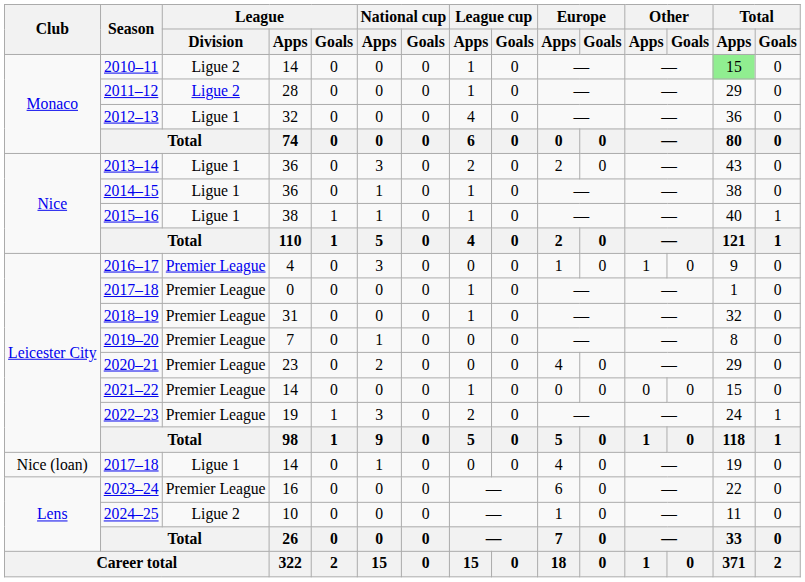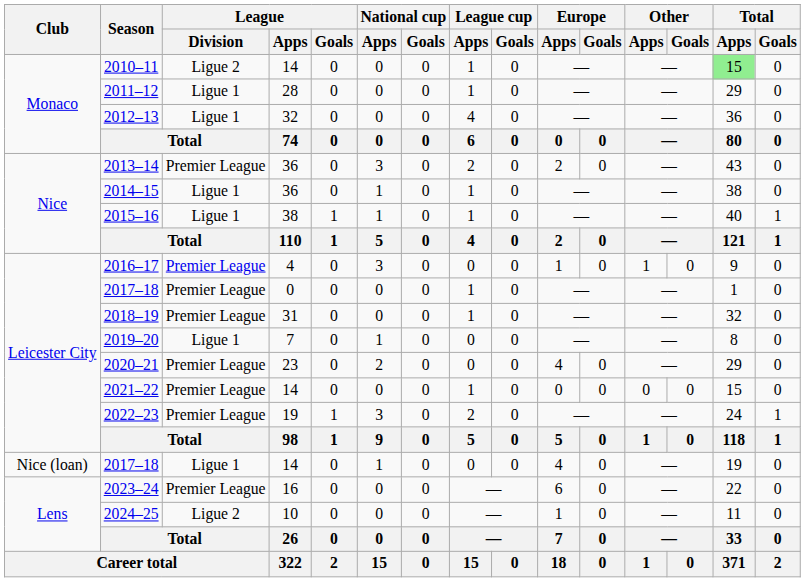(216, 91) Ligue 2 -> (216, 91) Ligue 1
(216, 166) Ligue 1 -> (216, 166) Premier League
(216, 340) Premier League -> (216, 340) Ligue 1
